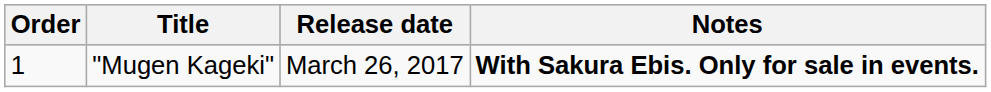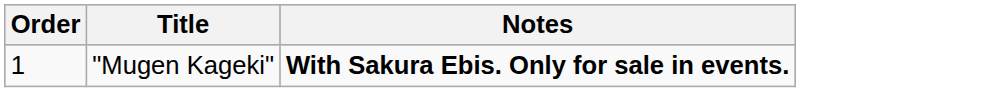- column: (375, 24)
